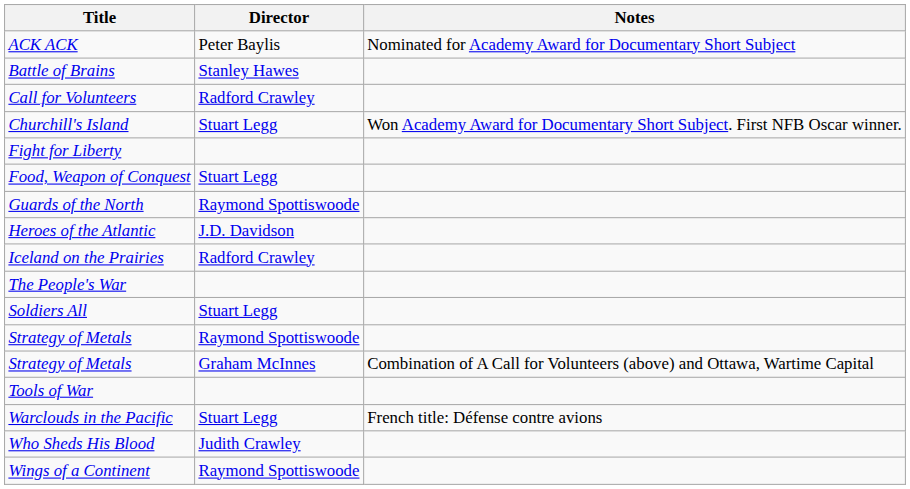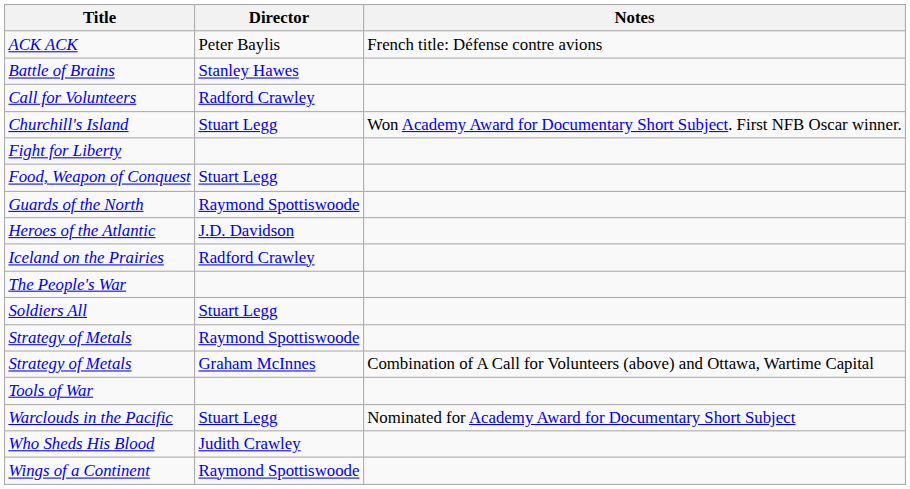(581, 44) Nominated for Academy Award for Documentary Short Subject -> (485, 44) French title: Défense contre avions
(485, 417) French title: Défense contre avions -> (581, 417) Nominated for Academy Award for Documentary Short Subject
